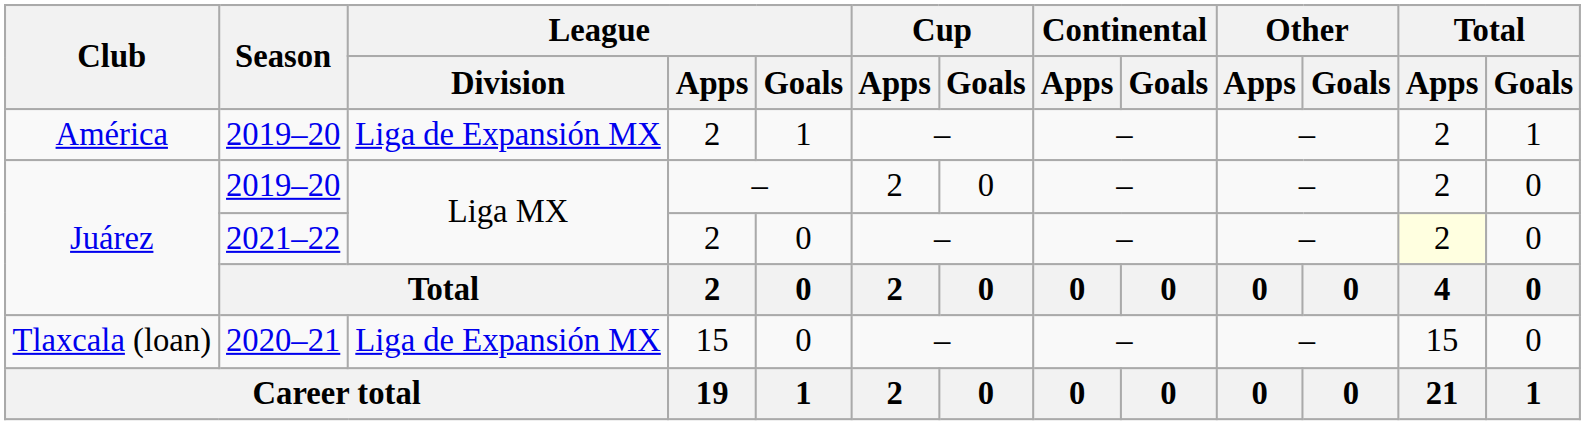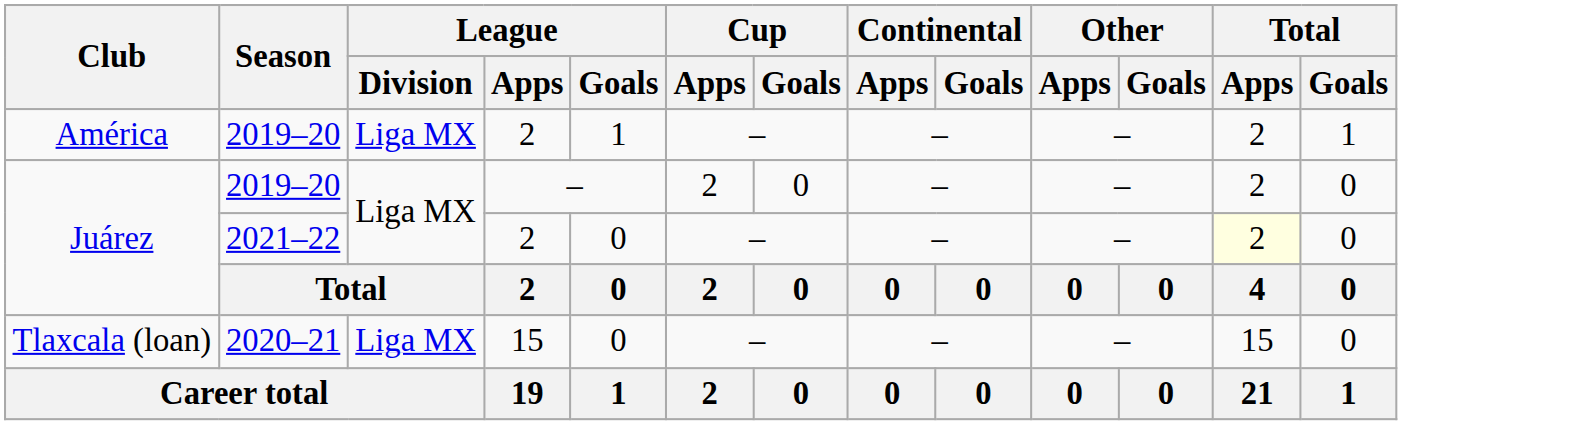(508, 133) Liga de Expansión MX -> (416, 133) Liga MX
(508, 340) Liga de Expansión MX -> (416, 340) Liga MX
